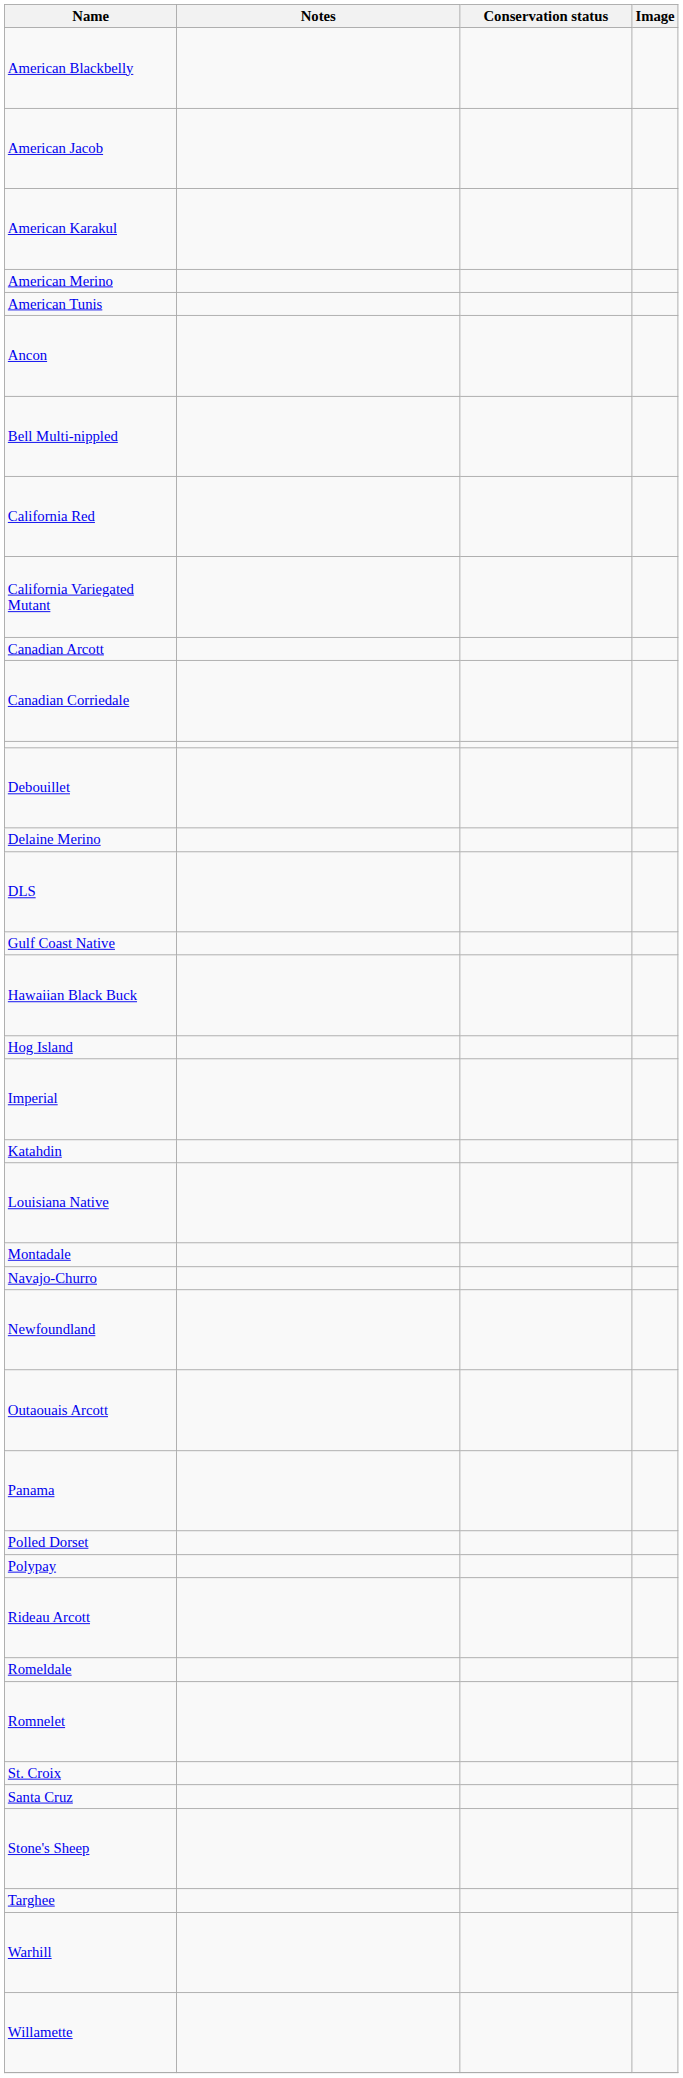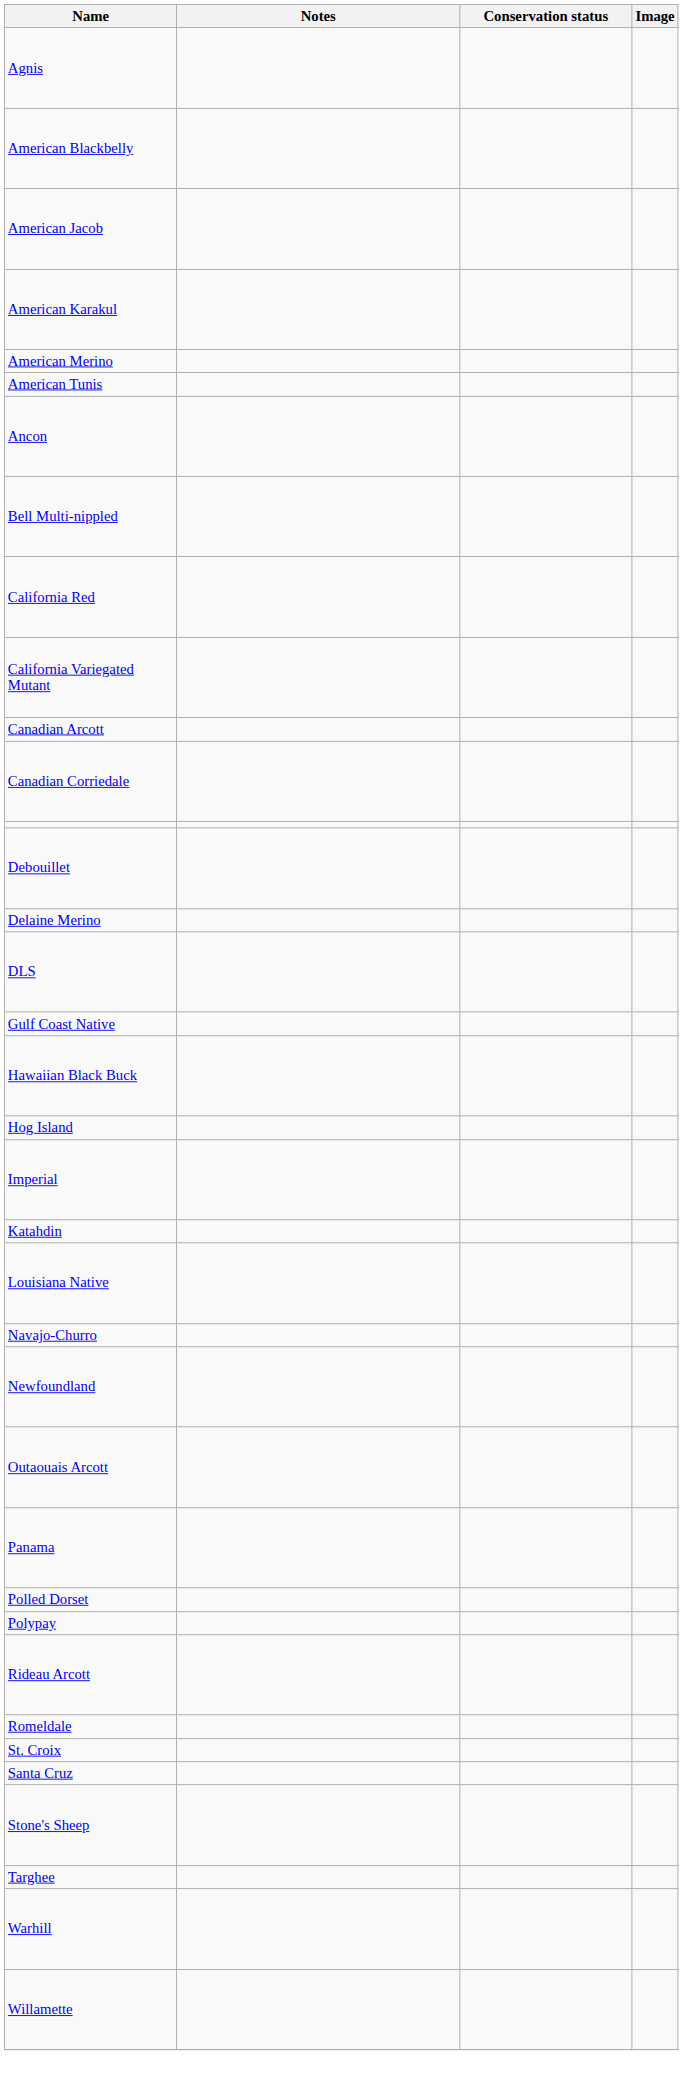+ row: (25, 68)
- row: (39, 1254)
- row: (36, 1721)
